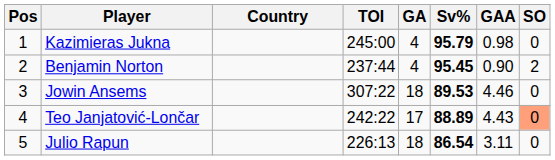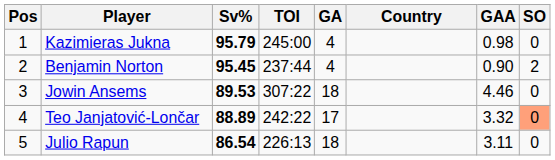columns swapped: (278, 17) <-> (453, 17)
(498, 117) 4.43 -> (498, 117) 3.32
